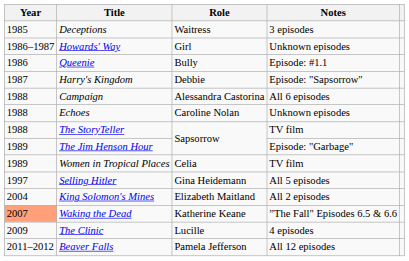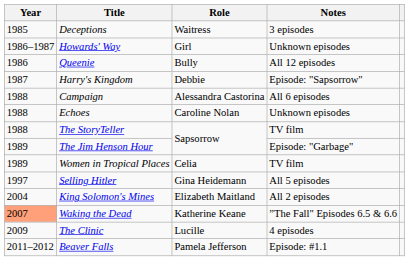(298, 63) Episode: #1.1 -> (302, 63) All 12 episodes
(302, 247) All 12 episodes -> (298, 247) Episode: #1.1
